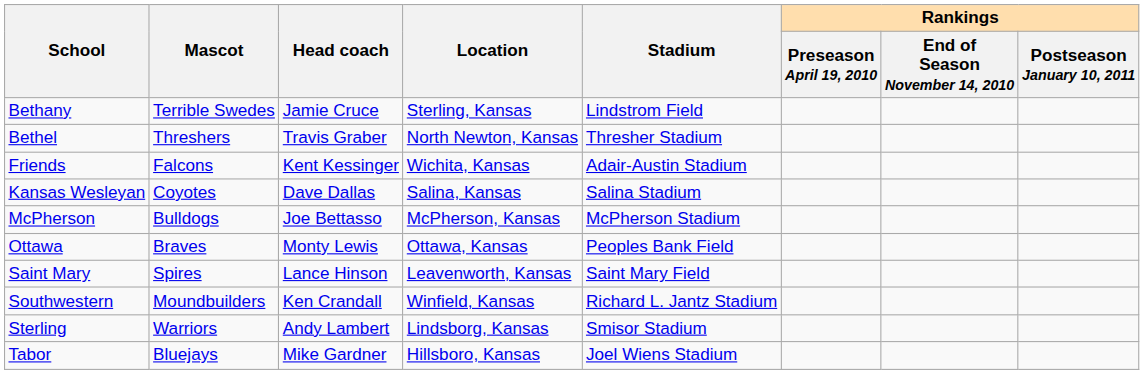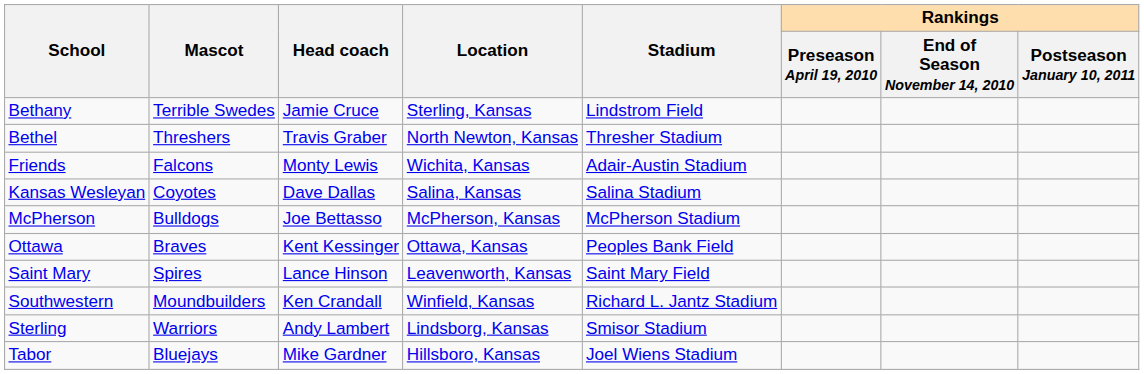(341, 165) Kent Kessinger -> (330, 165) Monty Lewis
(330, 246) Monty Lewis -> (341, 246) Kent Kessinger
